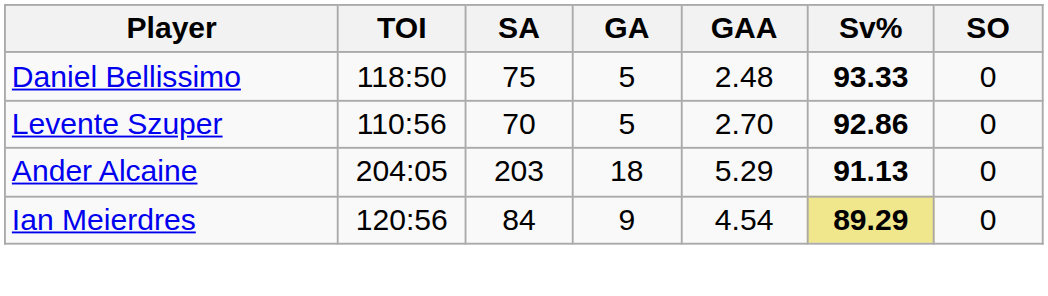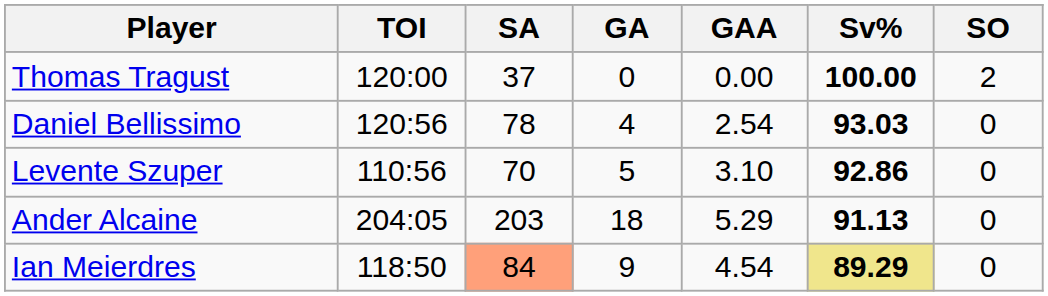+ row: (121, 76)
(402, 76) 118:50 -> (402, 123) 120:56
(519, 76) 75 -> (519, 123) 78
(627, 76) 5 -> (627, 123) 4
(744, 76) 2.48 -> (744, 123) 2.54
(871, 76) 93.33 -> (871, 123) 93.03
(744, 123) 2.70 -> (744, 171) 3.10
(402, 219) 120:56 -> (402, 266) 118:50
(519, 219) no background -> (519, 266) lightsalmon background
